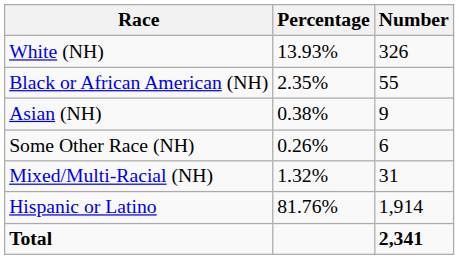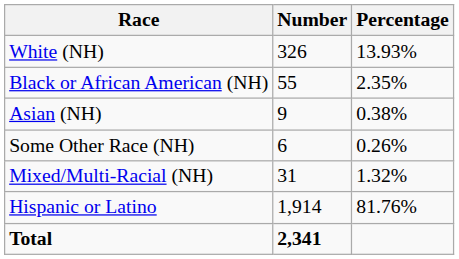columns swapped: (414, 20) <-> (324, 20)
